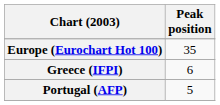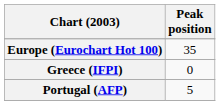(190, 69) 6 -> (190, 69) 0
